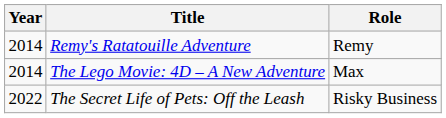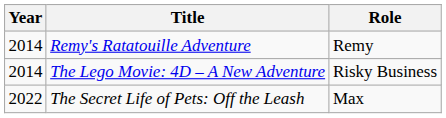(348, 71) Max -> (385, 71) Risky Business
(385, 98) Risky Business -> (348, 98) Max
